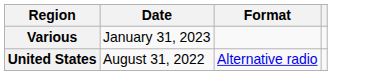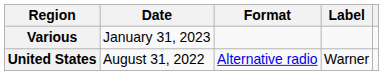+ column: (347, 15)
